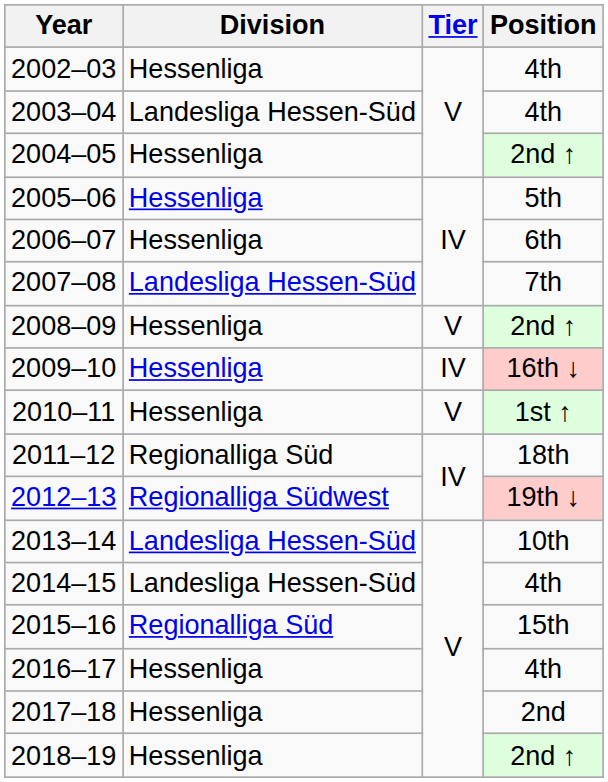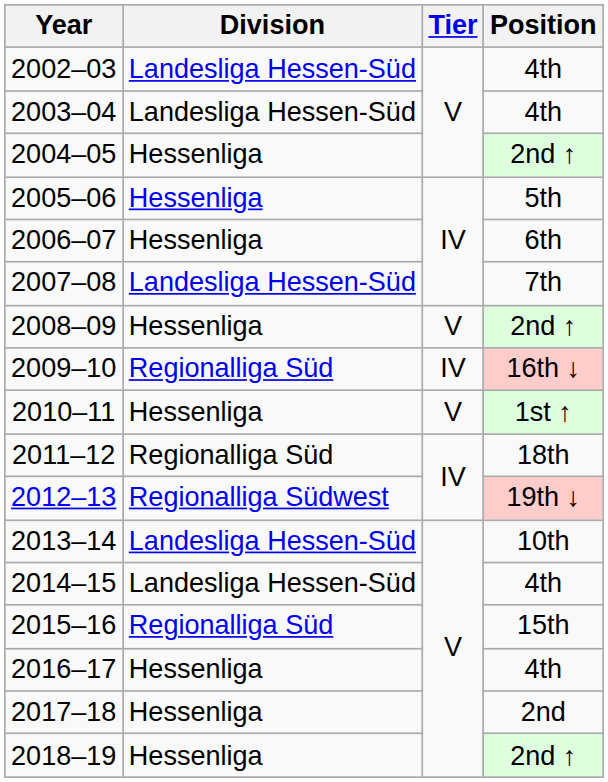(196, 68) Hessenliga -> (272, 68) Landesliga Hessen-Süd
(196, 369) Hessenliga -> (231, 369) Regionalliga Süd
